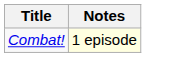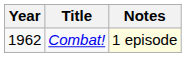+ column: (25, 16)
